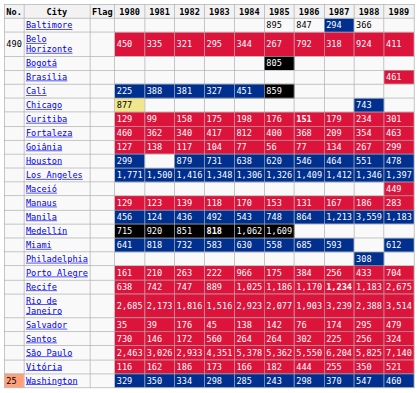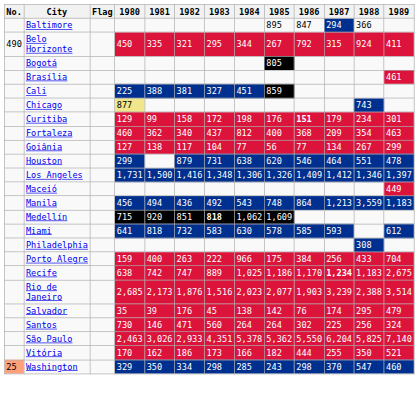(334, 44) 318 -> (334, 44) 315
(214, 119) 175 -> (214, 119) 172
(214, 133) 417 -> (214, 133) 437
(130, 175) 1,771 -> (130, 175) 1,731
- row: (41, 203)
(154, 217) 124 -> (154, 203) 494
(274, 245) 558 -> (274, 231) 578
(304, 245) 685 -> (304, 231) 585
(125, 273) 161 -> (125, 259) 159
(154, 273) 210 -> (154, 259) 400
(190, 306) 1,816 -> (190, 292) 1,876
(249, 306) 2,923 -> (249, 292) 2,023
(184, 339) 172 -> (184, 325) 471
(125, 367) 116 -> (125, 353) 170
